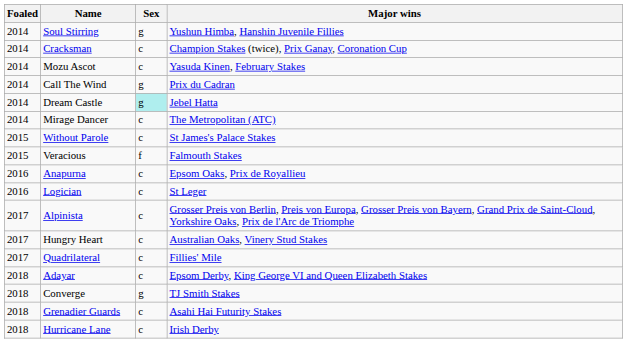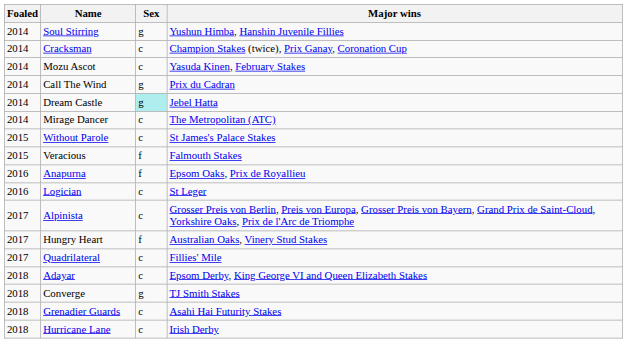(141, 174) c -> (140, 174) f
(141, 240) c -> (140, 240) f
